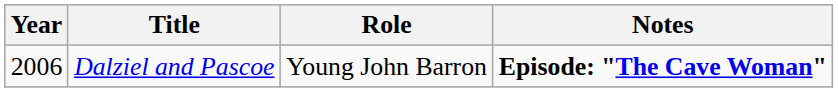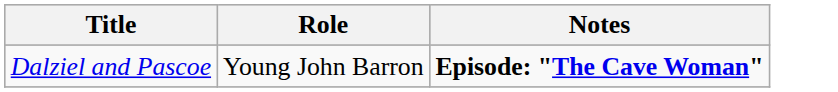- column: (36, 24)
